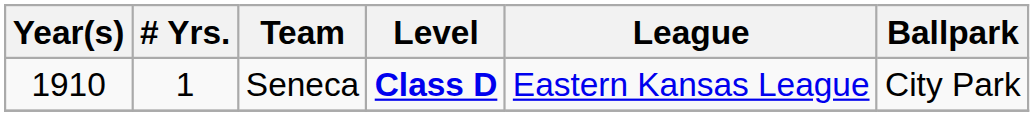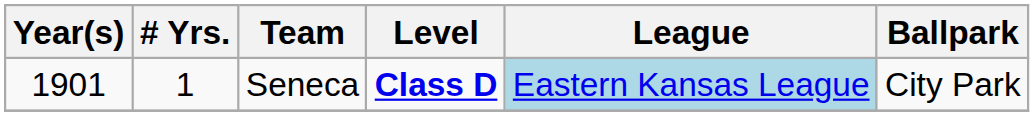(69, 85) 1910 -> (69, 85) 1901
(691, 85) no background -> (691, 85) lightblue background
